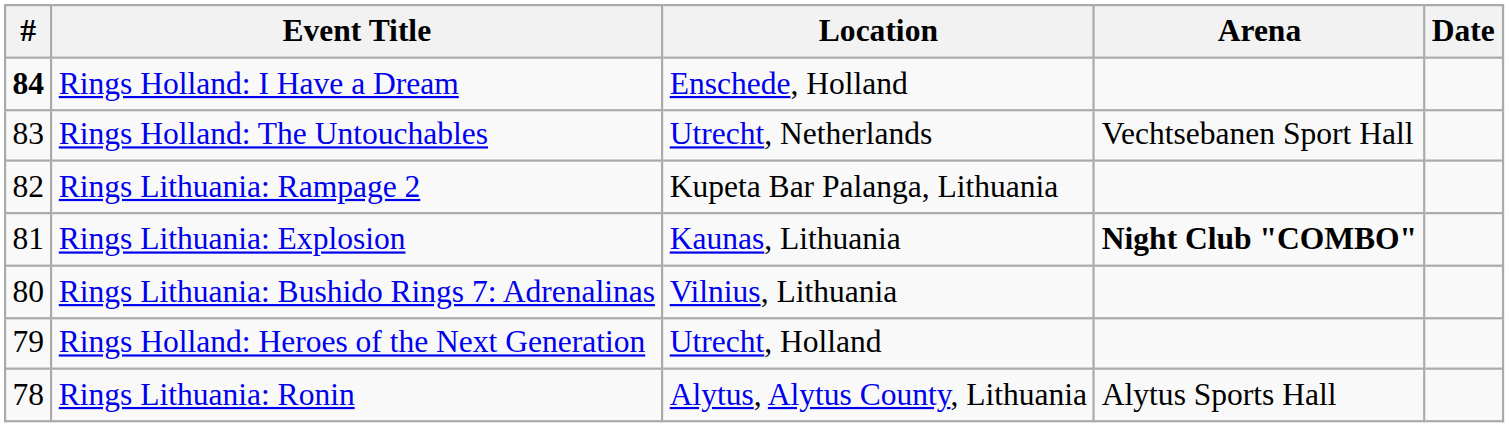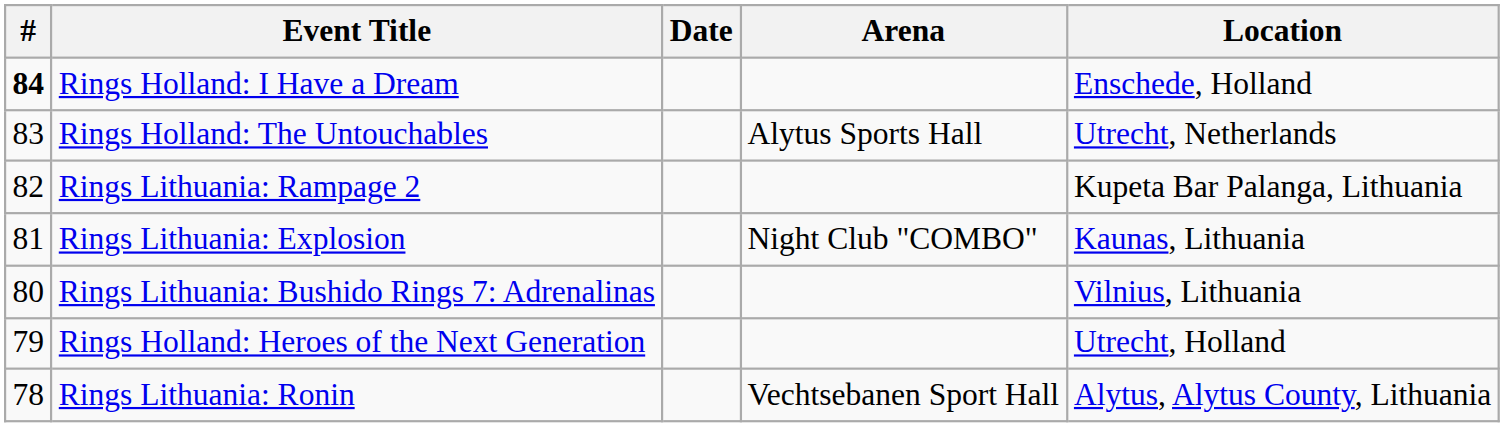columns swapped: (1463, 30) <-> (878, 30)
(1258, 134) Vechtsebanen Sport Hall -> (865, 134) Alytus Sports Hall
(1259, 238) bold -> (893, 238) normal
(1219, 394) Alytus Sports Hall -> (903, 394) Vechtsebanen Sport Hall
